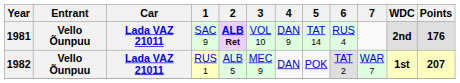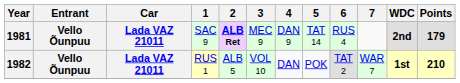(261, 36) VOL 10 -> (261, 36) MEC 9
(436, 36) 176 -> (436, 36) 179
(261, 65) MEC 9 -> (261, 65) VOL 10
(436, 65) 207 -> (436, 65) 210
